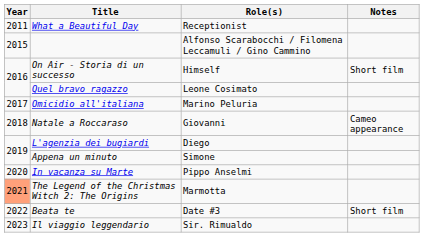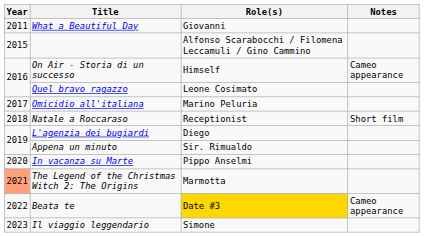(215, 26) Receptionist -> (204, 26) Giovanni
(377, 70) Short film -> (377, 70) Cameo appearance
(204, 123) Giovanni -> (215, 118) Receptionist
(377, 123) Cameo appearance -> (377, 118) Short film
(199, 157) Simone -> (217, 147) Sir. Rimualdo
(202, 211) no background -> (202, 206) gold background
(377, 211) Short film -> (377, 206) Cameo appearance
(217, 225) Sir. Rimualdo -> (199, 225) Simone
